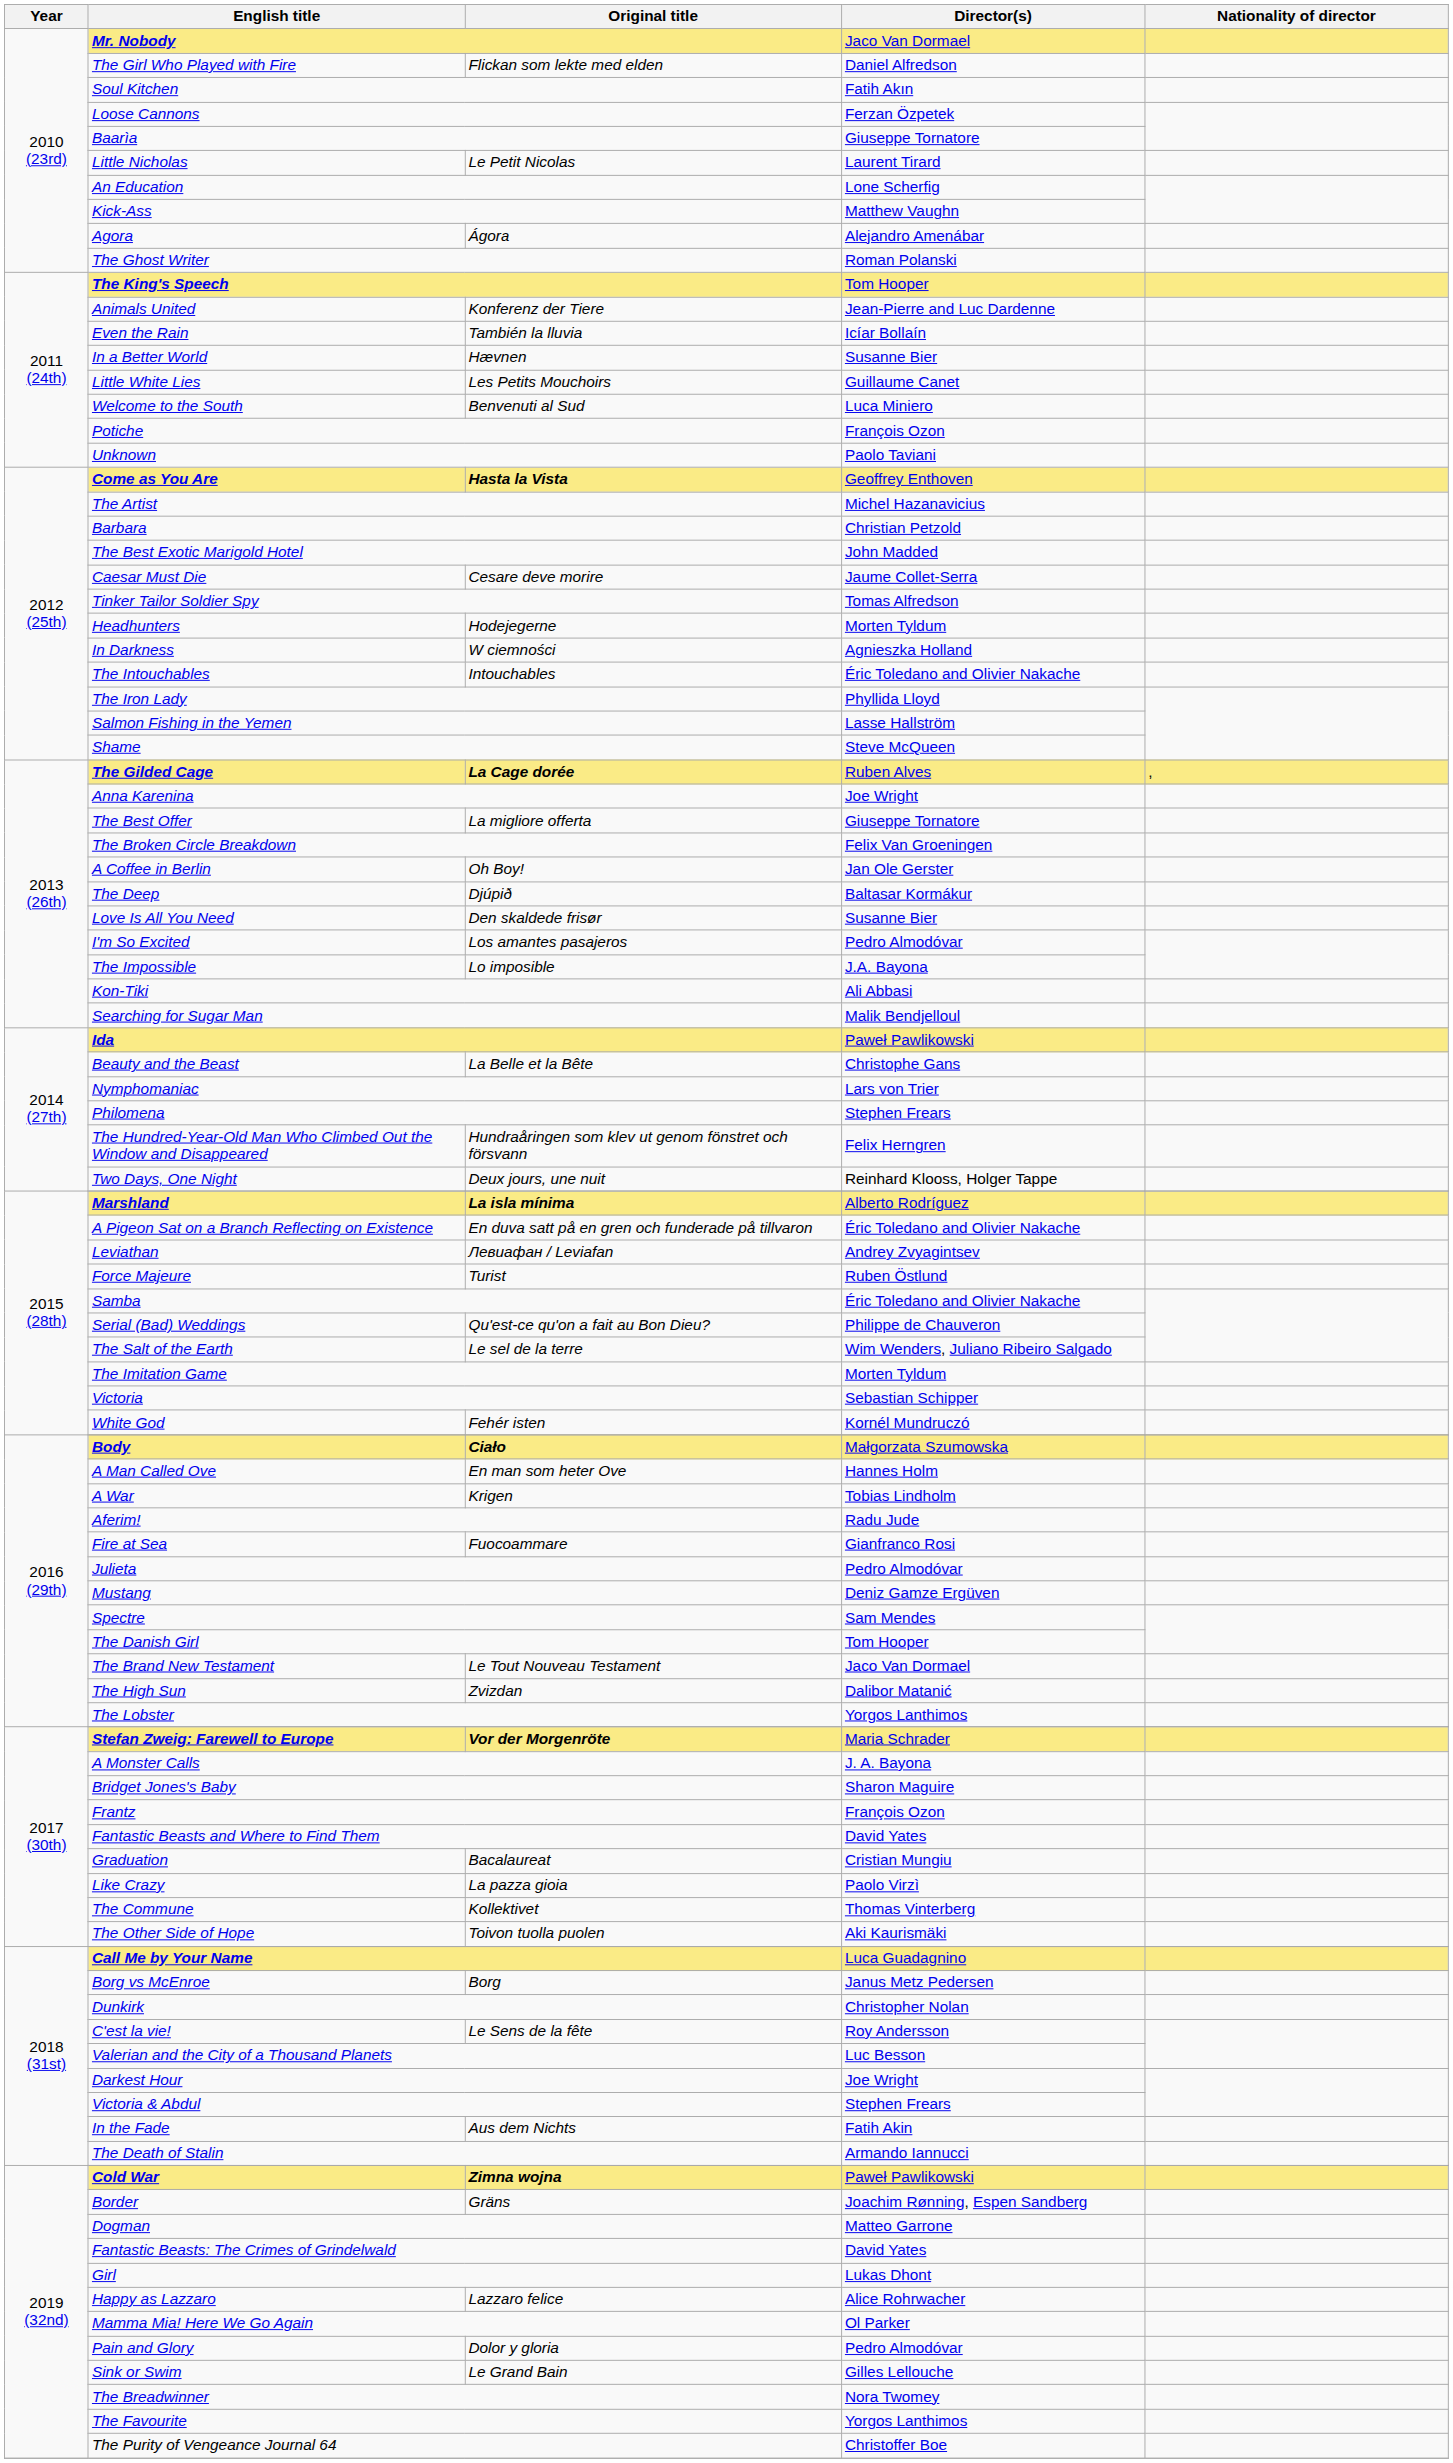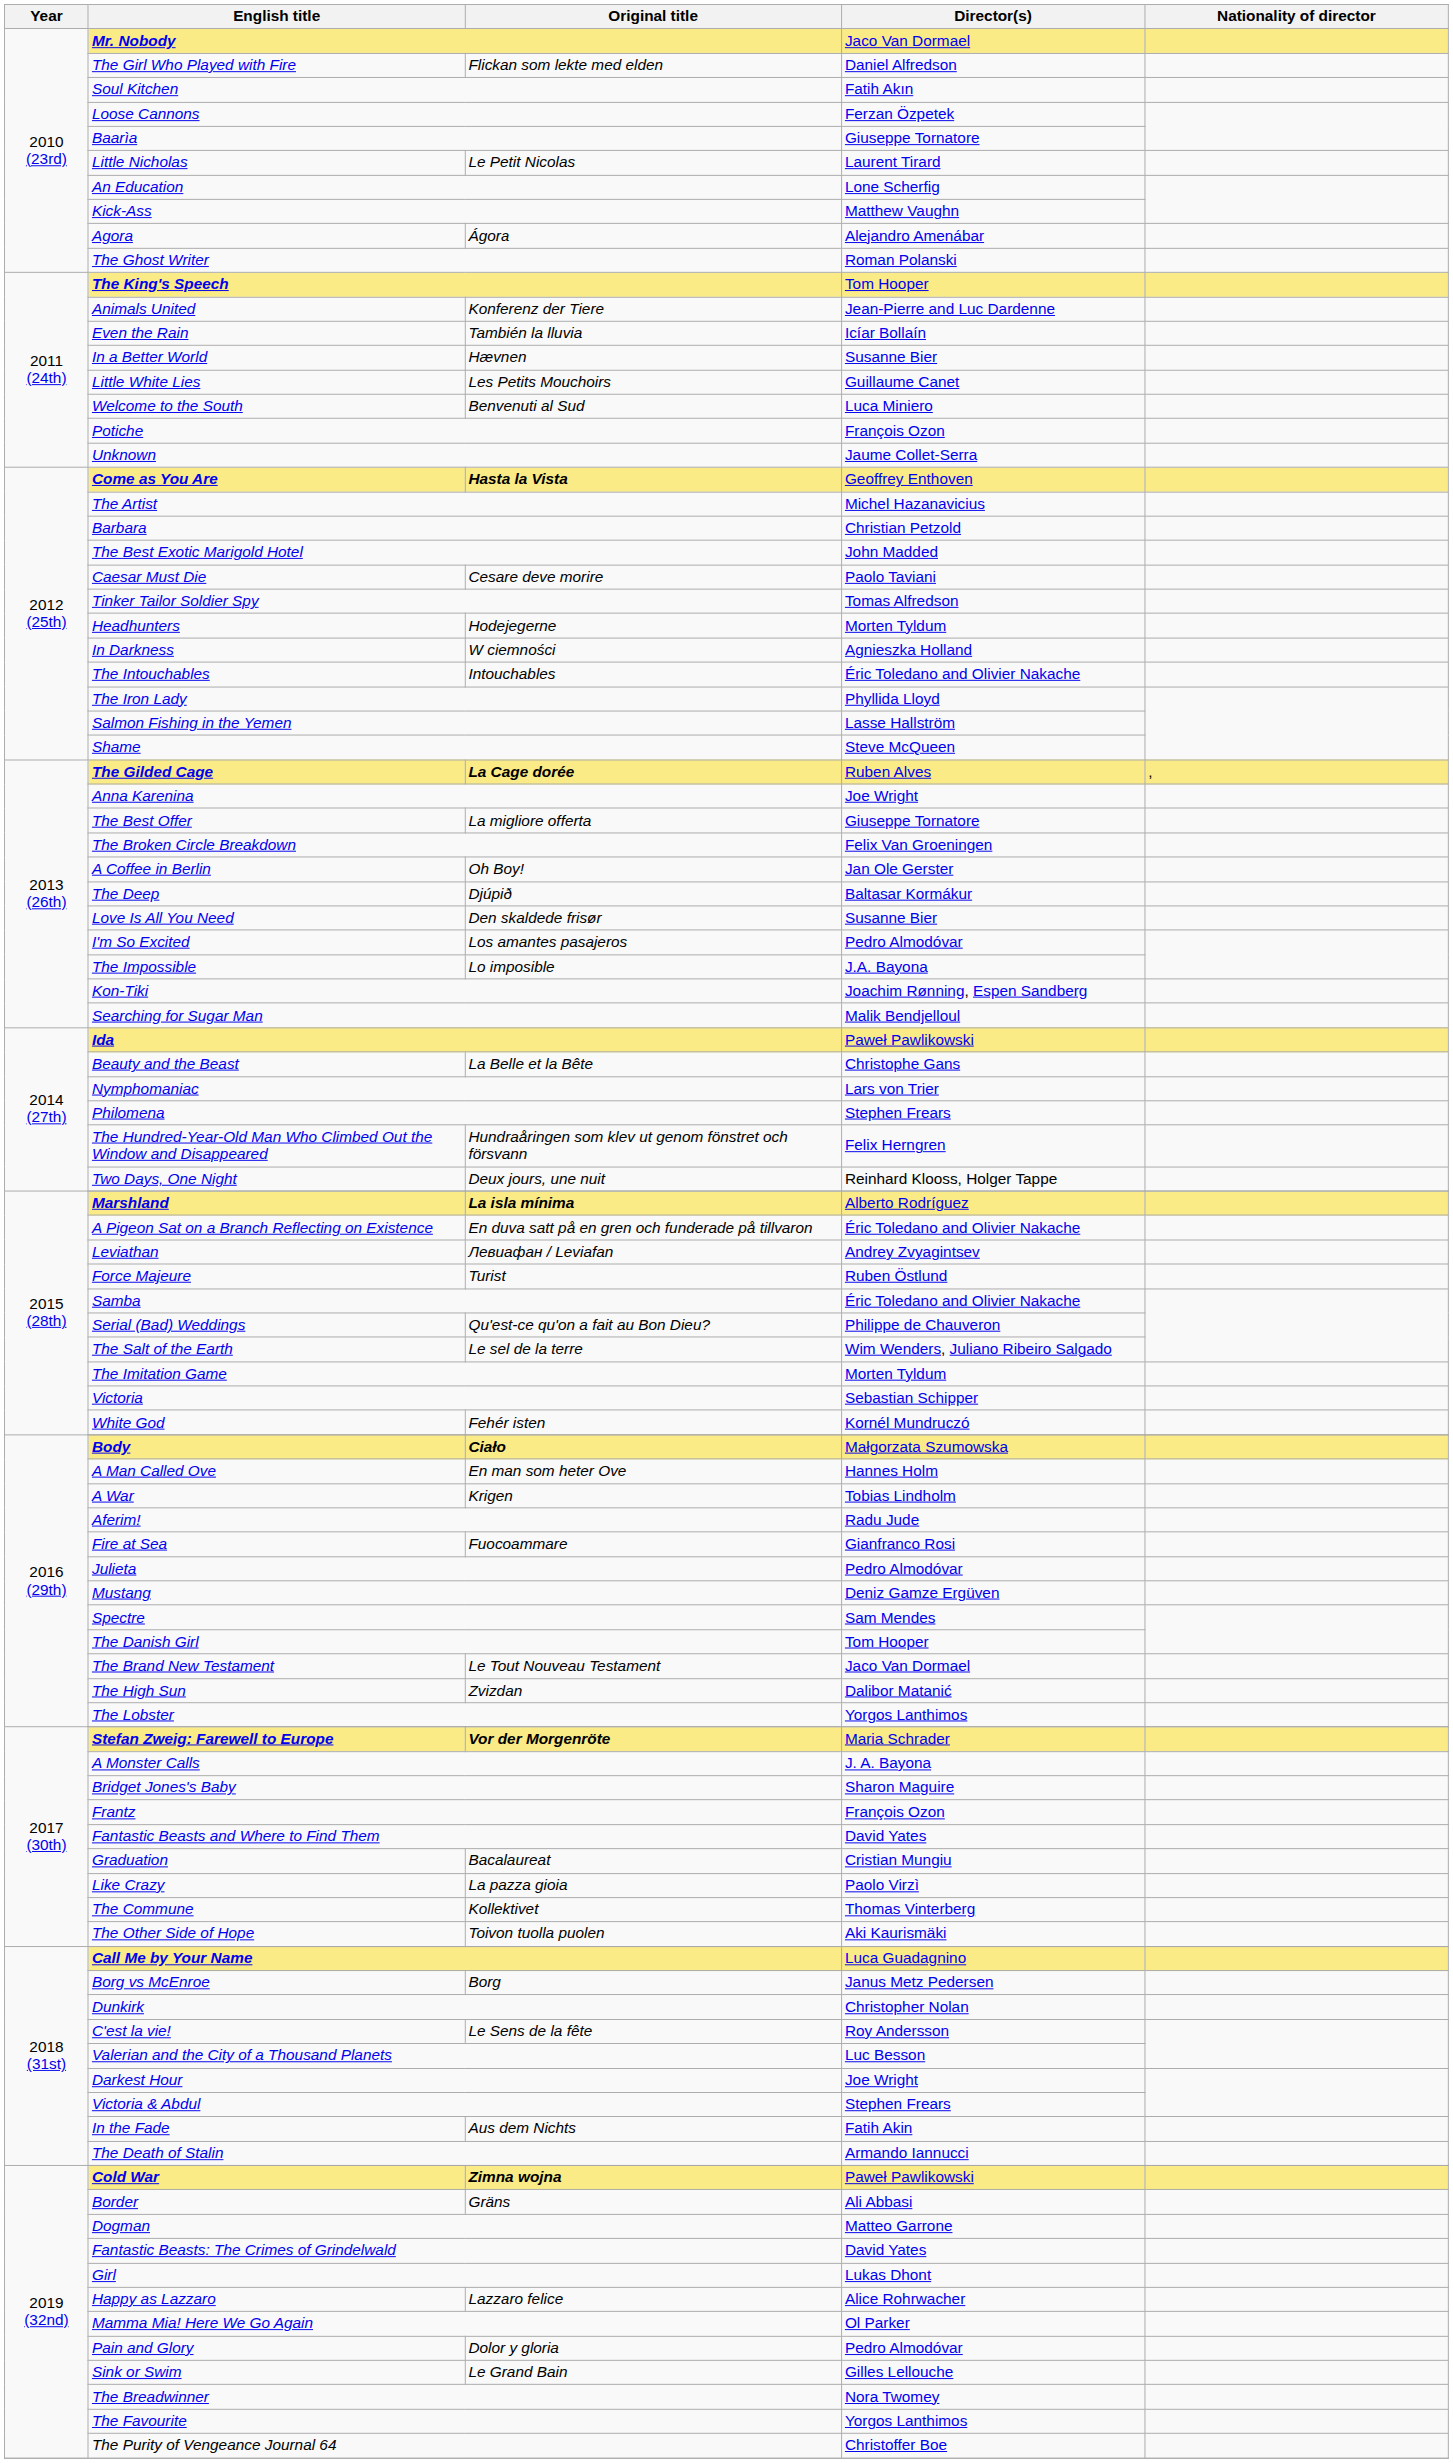(890, 455) Paolo Taviani -> (911, 455) Jaume Collet-Serra
(911, 576) Jaume Collet-Serra -> (890, 576) Paolo Taviani
(879, 991) Ali Abbasi -> (966, 991) Joachim Rønning, Espen Sandberg
(966, 2202) Joachim Rønning, Espen Sandberg -> (879, 2202) Ali Abbasi
